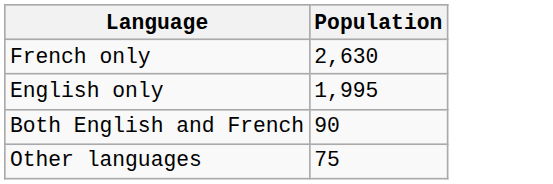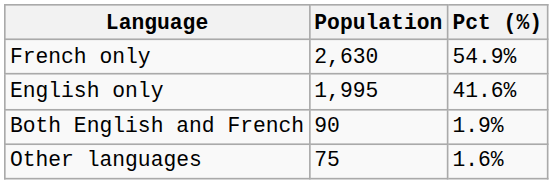+ column: (497, 22)
